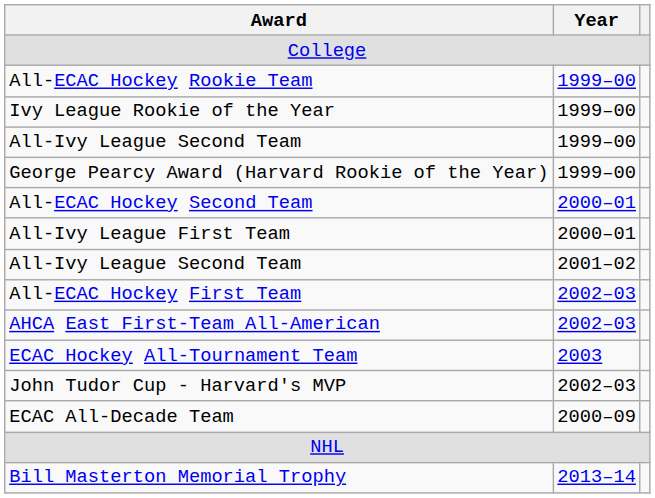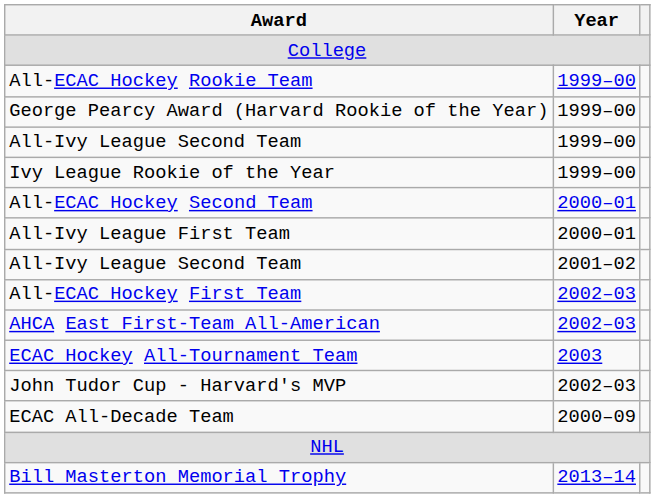rows swapped: (172, 112) <-> (279, 173)
